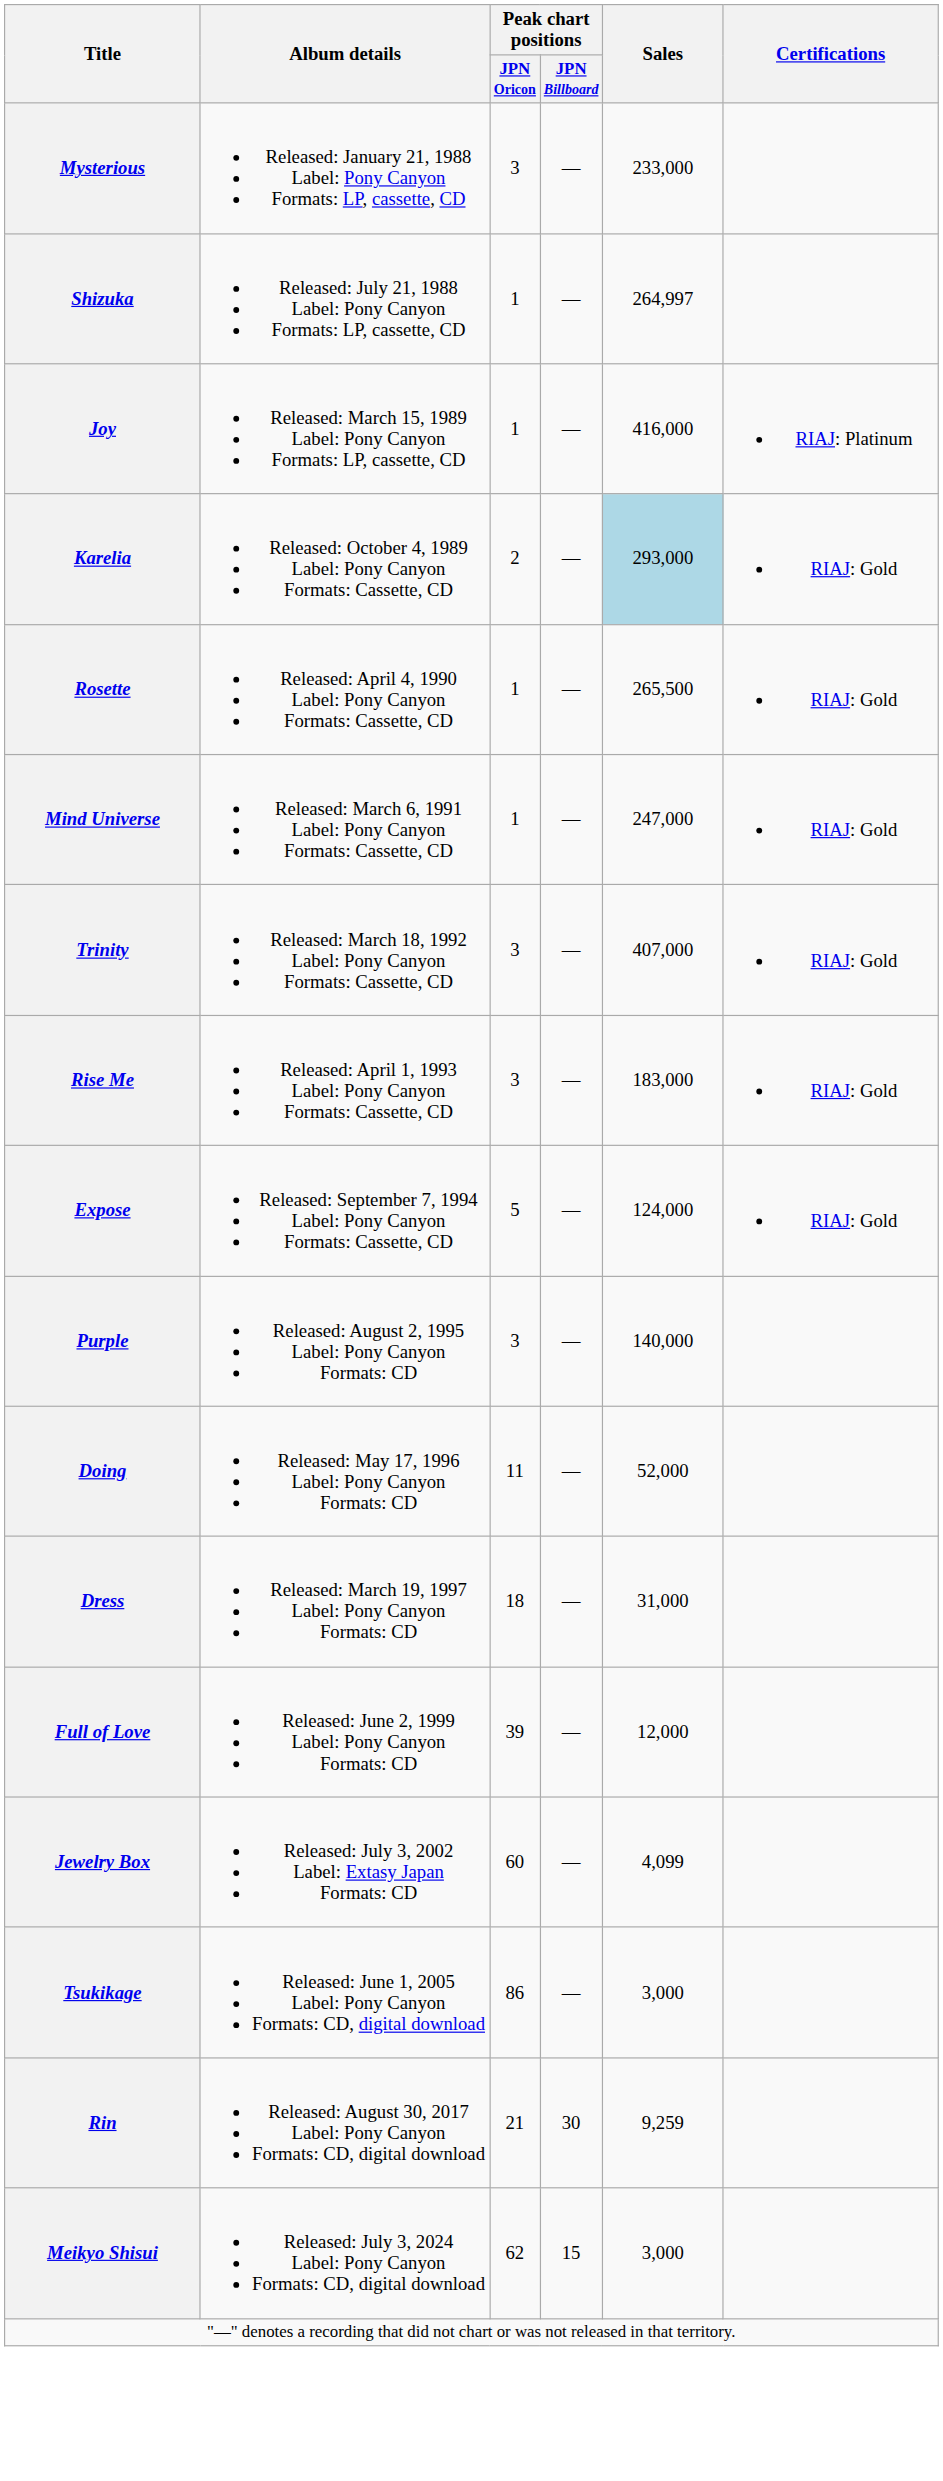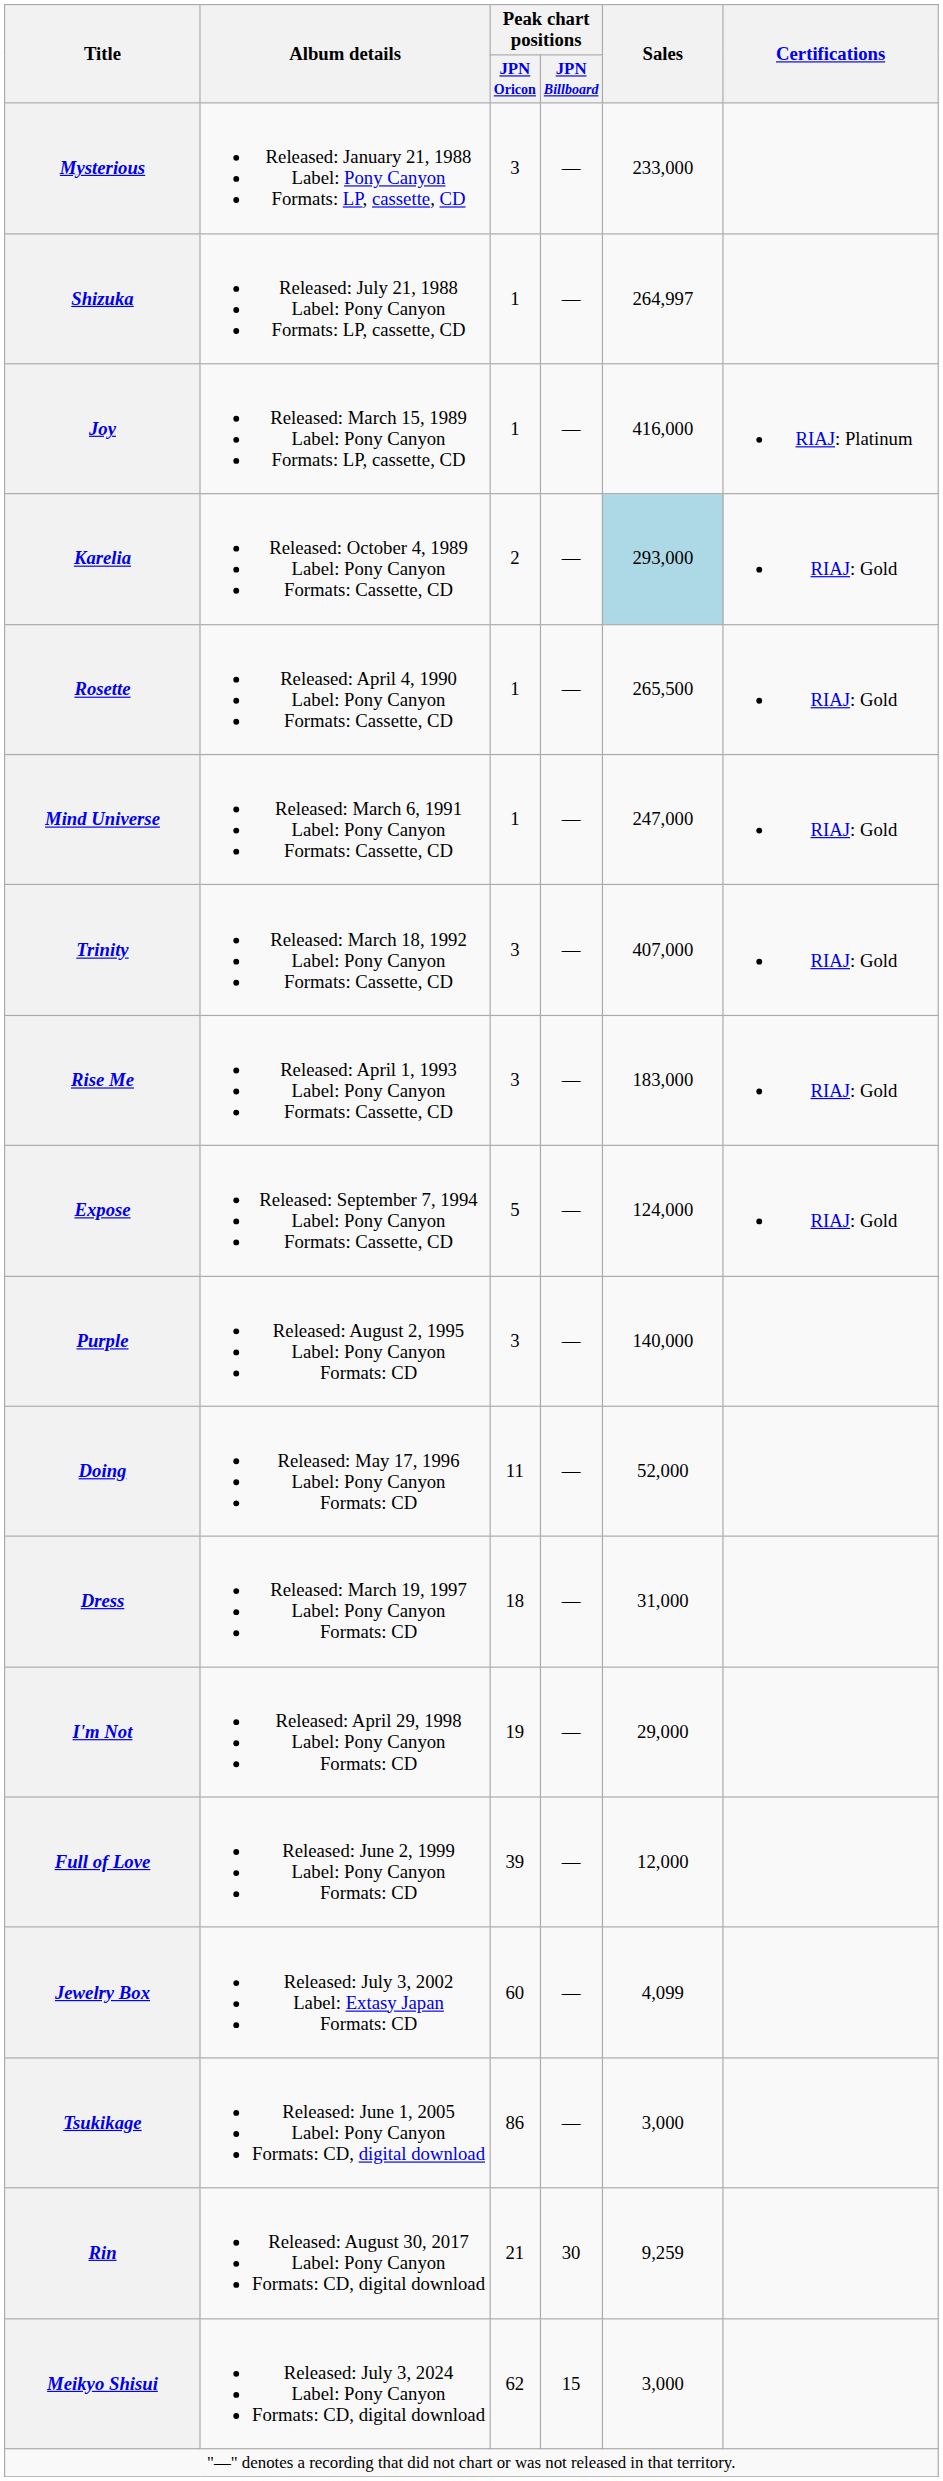+ row: (102, 1731)
